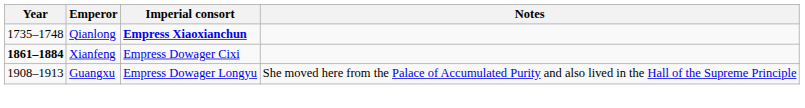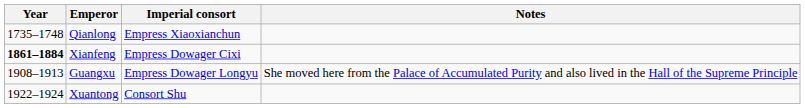(185, 34) bold -> (182, 34) normal
+ row: (94, 93)
